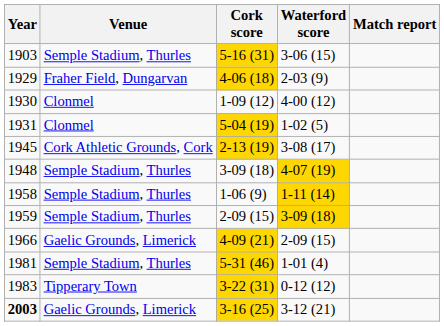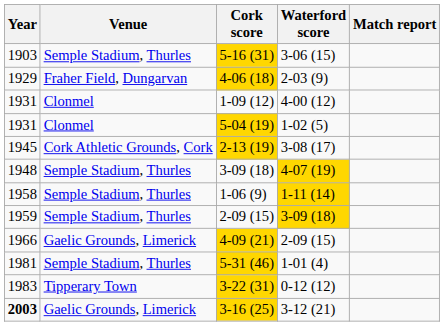(22, 101) 1930 -> (22, 101) 1931
